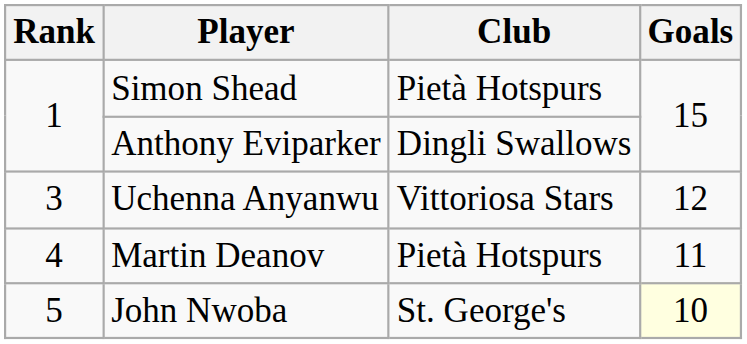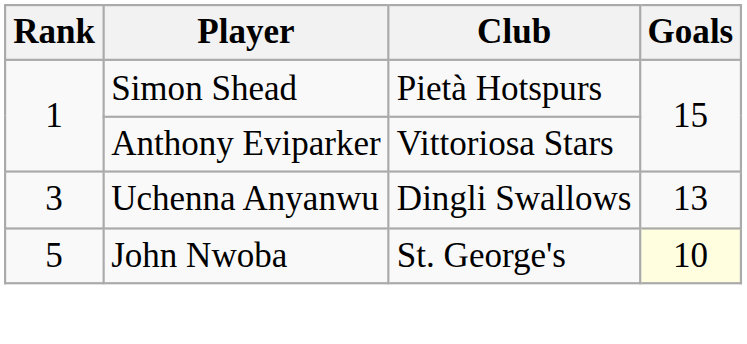(514, 143) Dingli Swallows -> (505, 143) Vittoriosa Stars
(505, 198) Vittoriosa Stars -> (514, 198) Dingli Swallows
(690, 198) 12 -> (690, 198) 13
- row: (218, 254)
